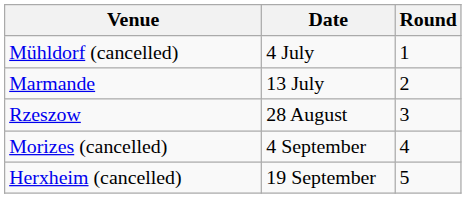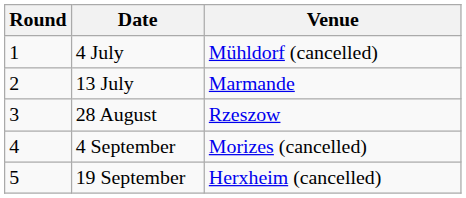columns swapped: (428, 20) <-> (133, 20)
